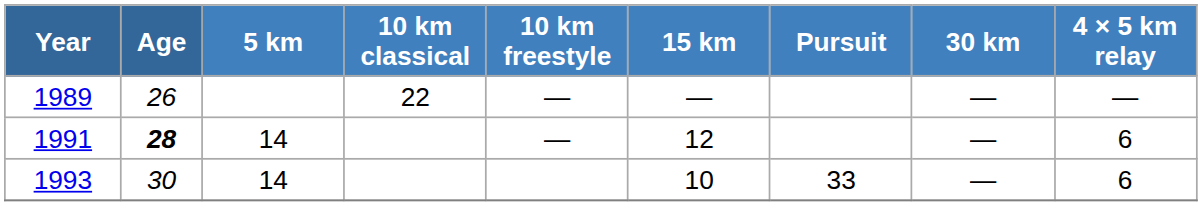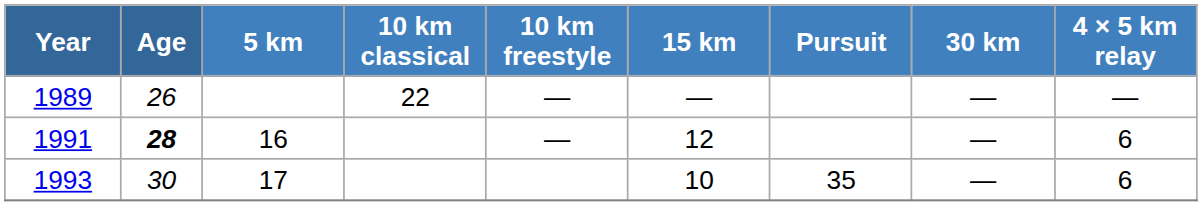(273, 139) 14 -> (273, 139) 16
(273, 180) 14 -> (273, 180) 17
(841, 180) 33 -> (841, 180) 35
